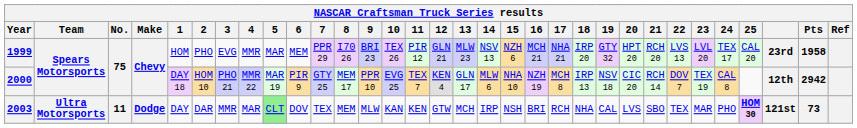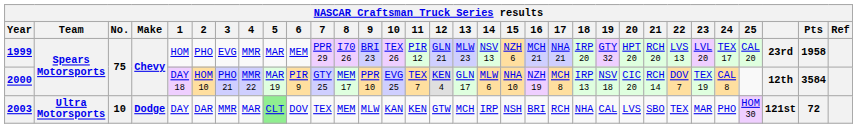(814, 81) 2942 -> (814, 81) 3584
(120, 109) 11 -> (120, 109) 10
(751, 109) bold -> (751, 109) normal
(814, 109) 73 -> (814, 109) 72
